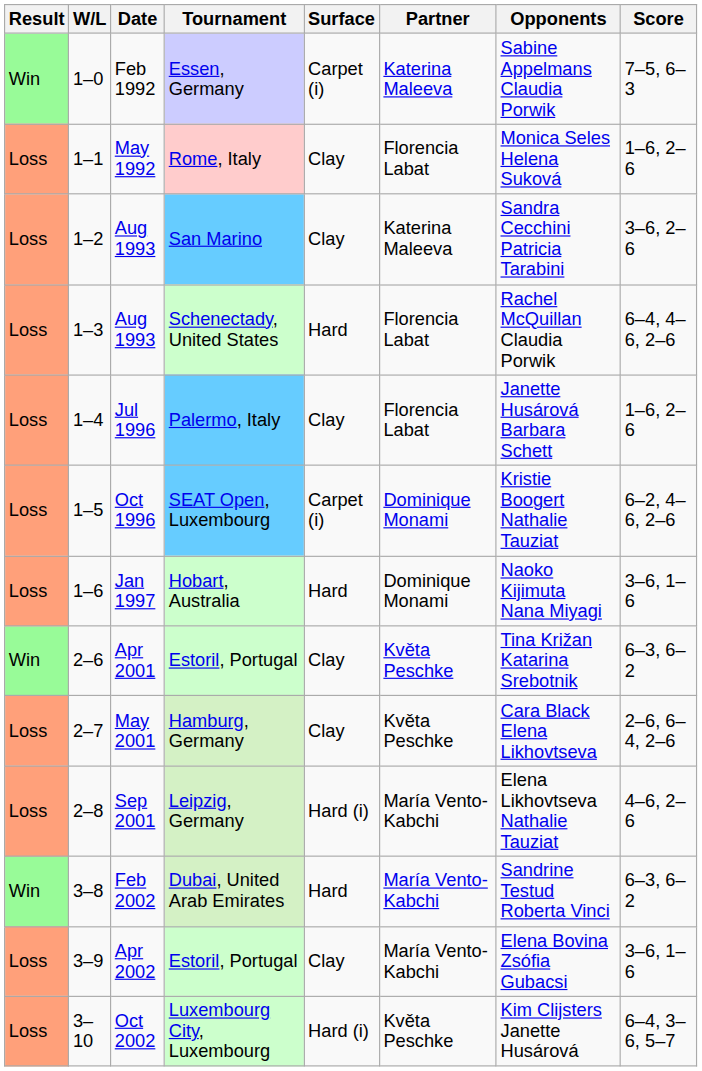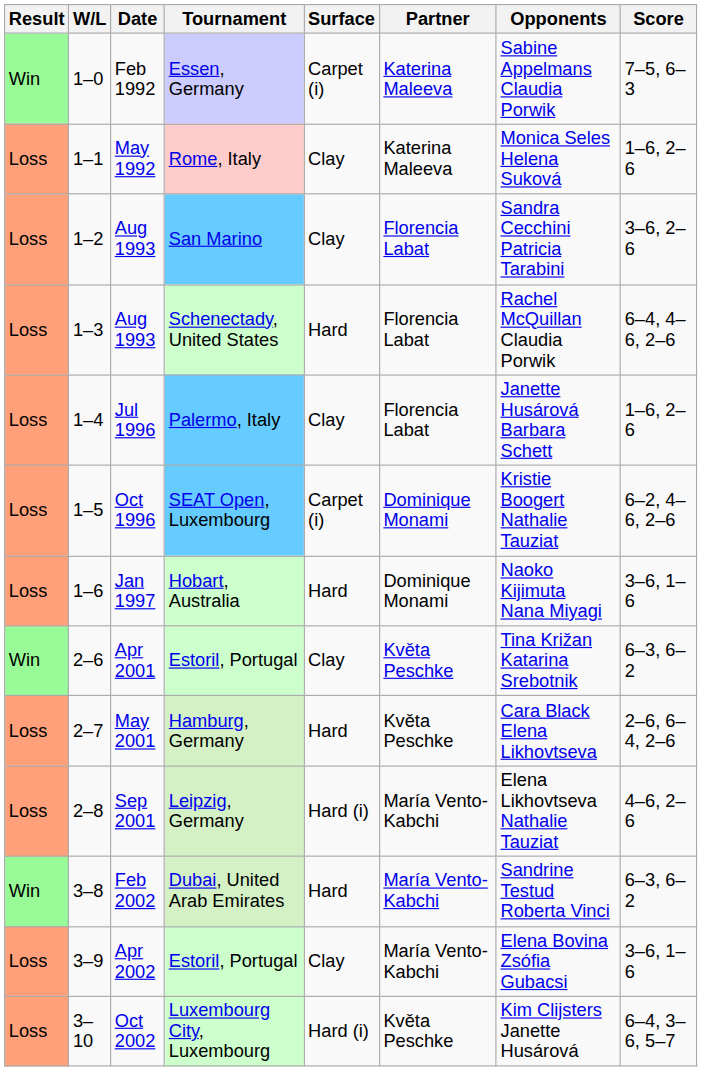(421, 158) Florencia Labat -> (418, 158) Katerina Maleeva
(418, 239) Katerina Maleeva -> (421, 239) Florencia Labat
(326, 730) Clay -> (328, 730) Hard
